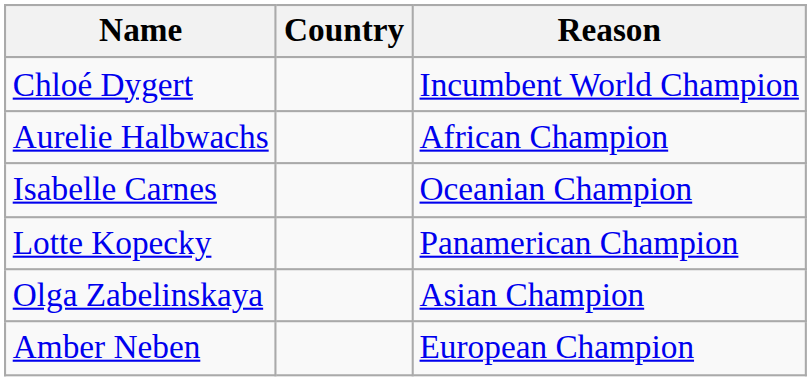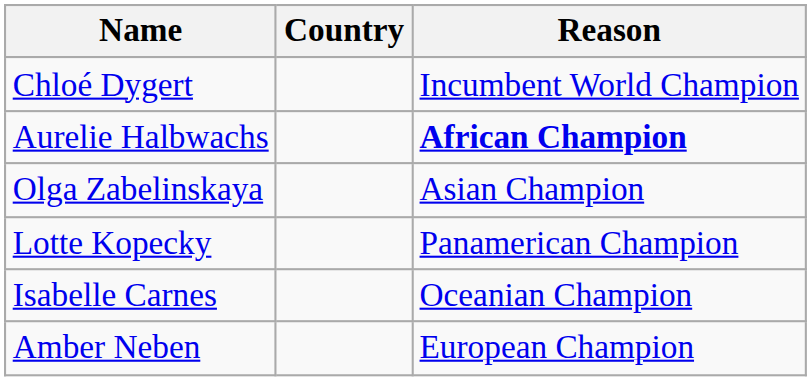(544, 136) normal -> (553, 136) bold
rows swapped: (138, 294) <-> (115, 189)
